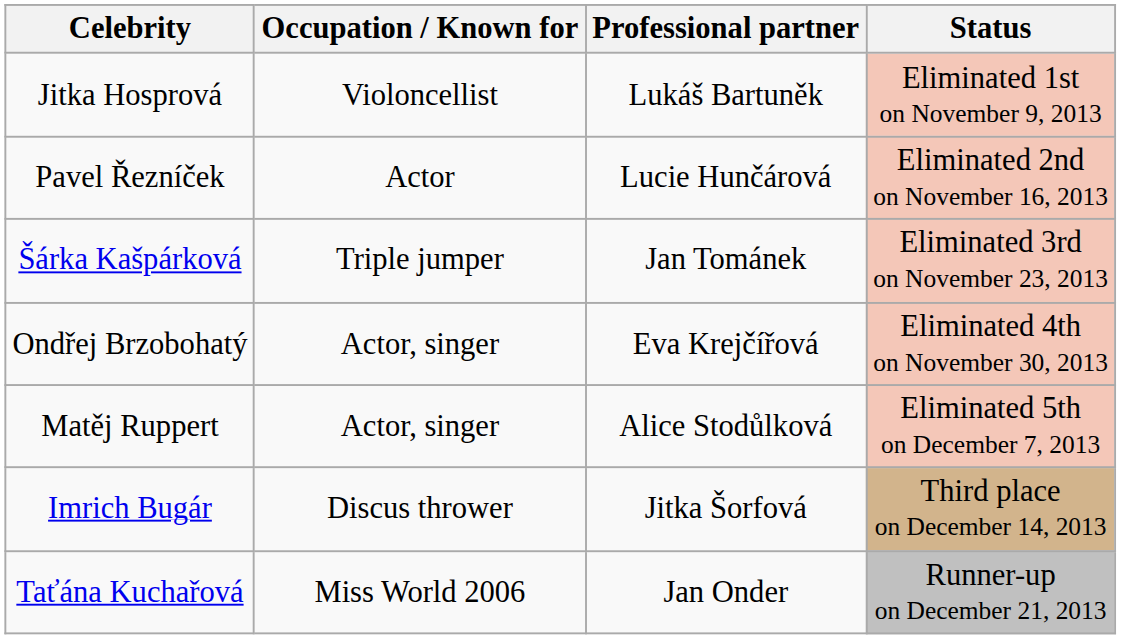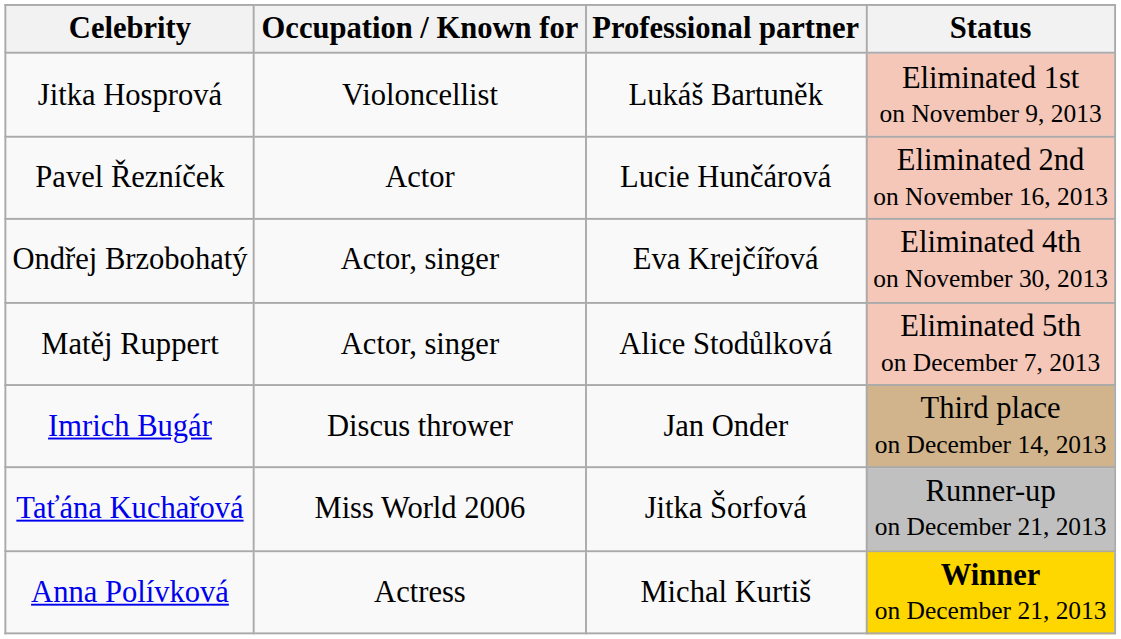- row: (130, 260)
(726, 508) Jitka Šorfová -> (726, 425) Jan Onder
(726, 591) Jan Onder -> (726, 508) Jitka Šorfová
+ row: (130, 591)
